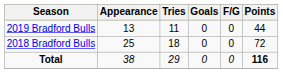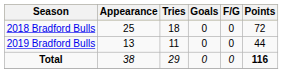rows swapped: (51, 44) <-> (51, 28)
